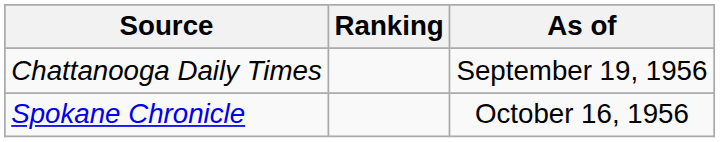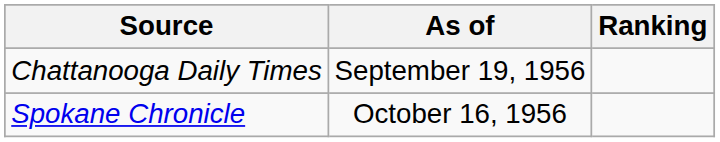columns swapped: (389, 26) <-> (582, 26)
